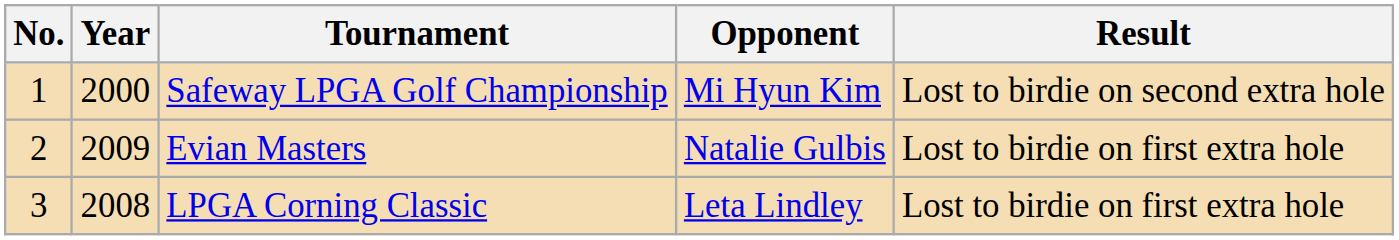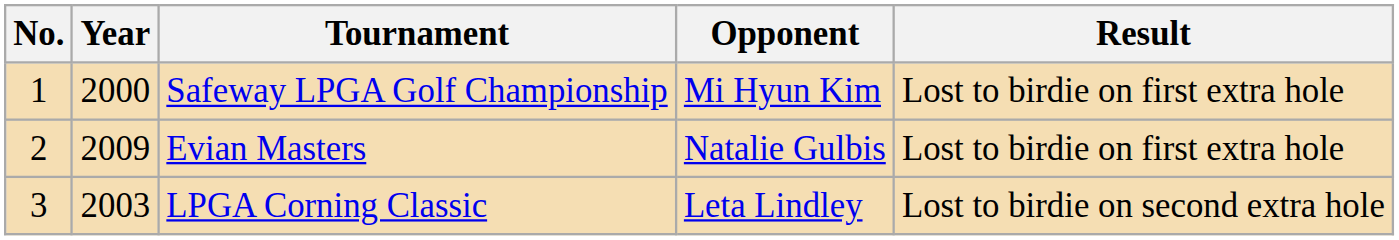(1143, 90) Lost to birdie on second extra hole -> (1123, 90) Lost to birdie on first extra hole
(115, 205) 2008 -> (115, 205) 2003
(1123, 205) Lost to birdie on first extra hole -> (1143, 205) Lost to birdie on second extra hole
